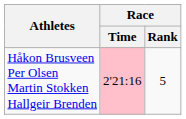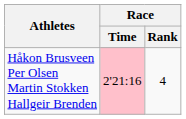(163, 81) 5 -> (163, 81) 4
